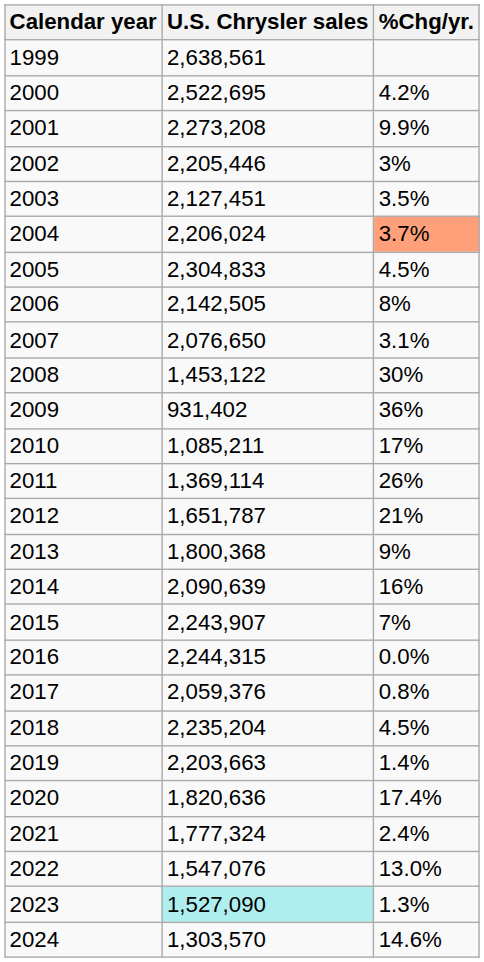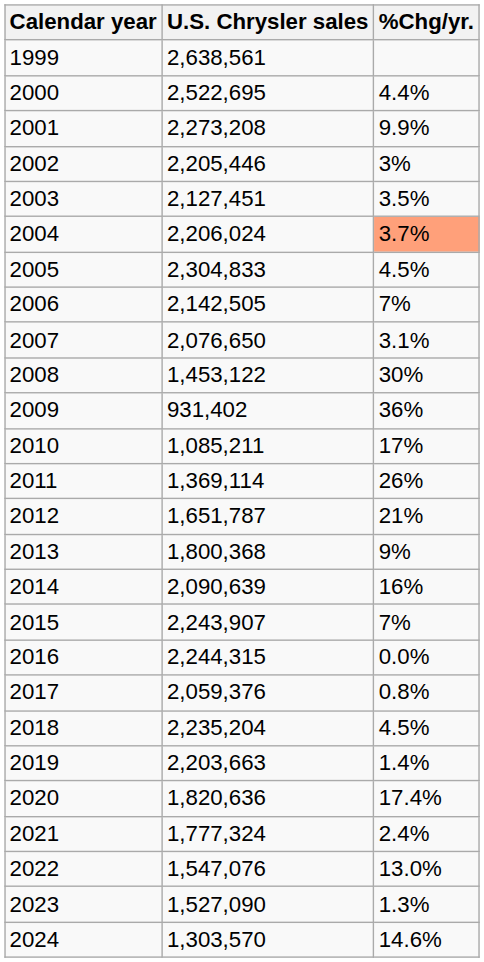(404, 92) 4.2% -> (404, 92) 4.4%
(395, 304) 8% -> (395, 304) 7%
(216, 904) paleturquoise background -> (216, 904) no background
